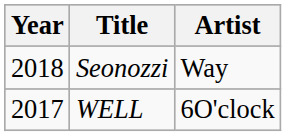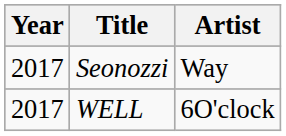(37, 67) 2018 -> (37, 67) 2017
